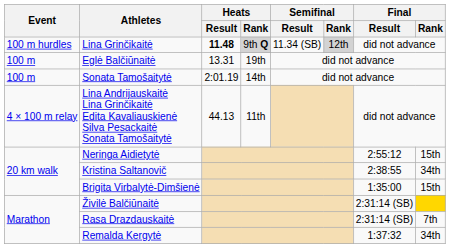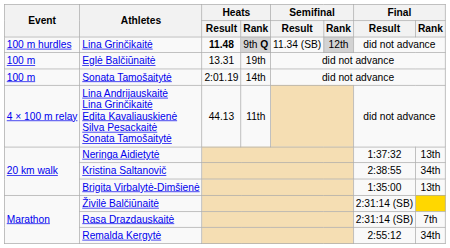(384, 155) 2:55:12 -> (384, 155) 1:37:32
(430, 155) 15th -> (430, 155) 13th
(430, 187) 15th -> (430, 187) 13th
(384, 236) 1:37:32 -> (384, 236) 2:55:12
